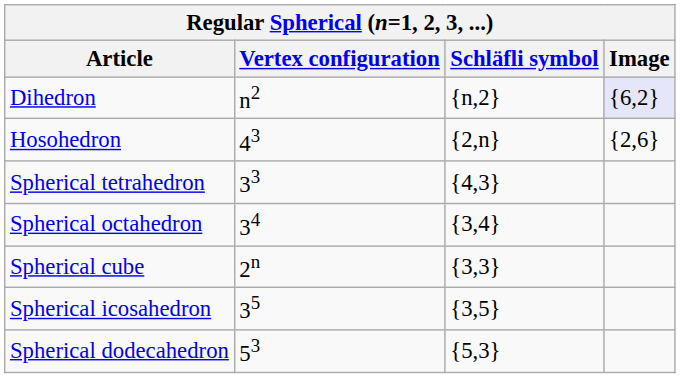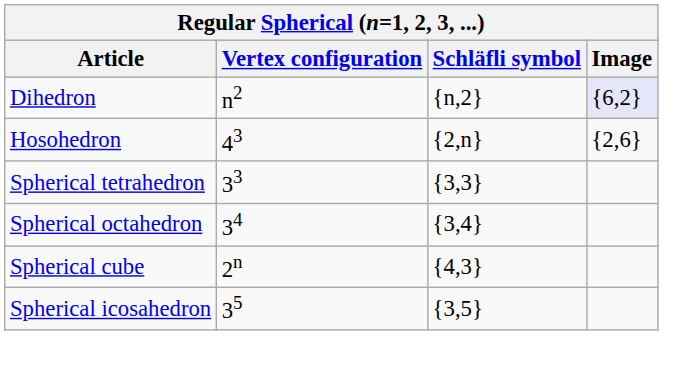(475, 181) {4,3} -> (458, 181) {3,3}
(475, 266) {3,3} -> (458, 266) {4,3}
- row: (119, 350)
